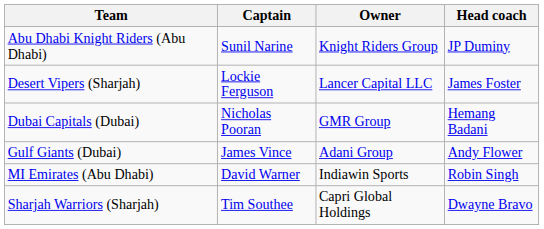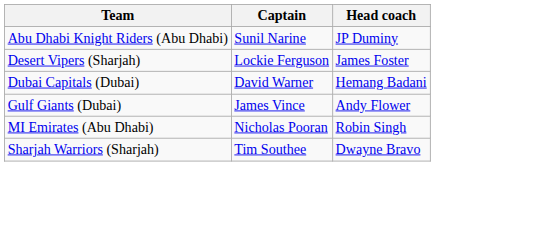- column: (380, 15)
(246, 122) Nicholas Pooran -> (274, 82) David Warner
(260, 174) David Warner -> (281, 127) Nicholas Pooran
